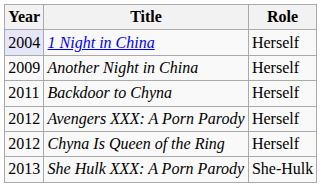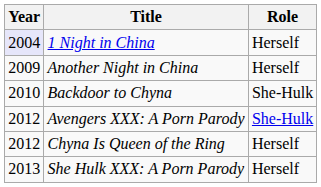(24, 93) 2011 -> (24, 93) 2010
(275, 93) Herself -> (283, 93) She-Hulk
(275, 118) Herself -> (283, 118) She-Hulk
(283, 169) She-Hulk -> (275, 169) Herself
